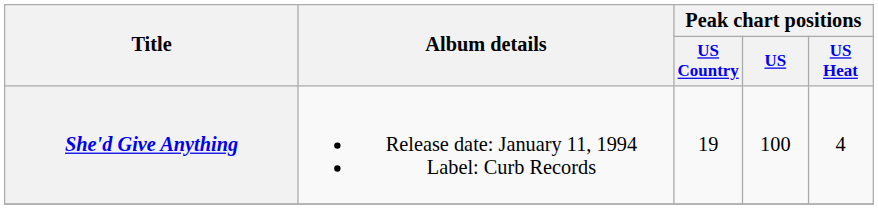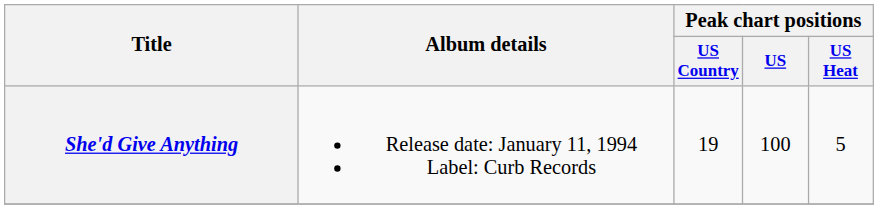(841, 144) 4 -> (841, 144) 5
